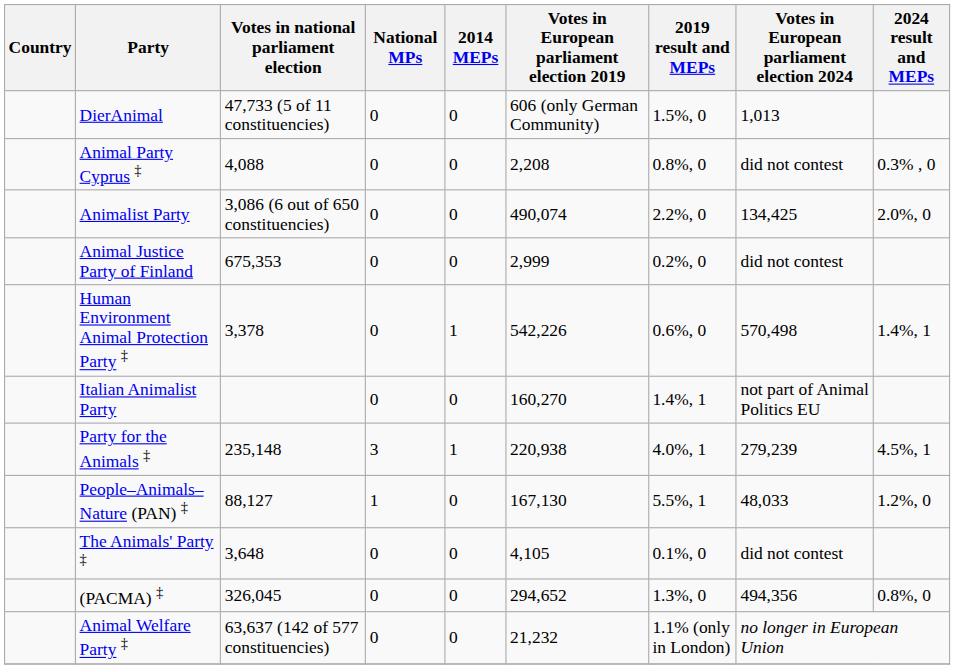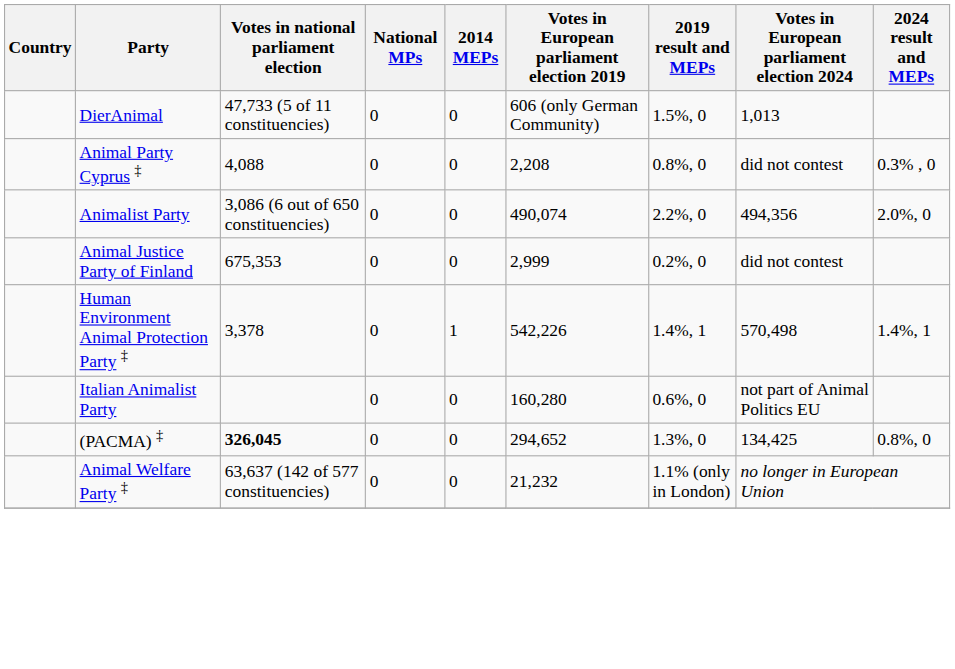(769, 213) 134,425 -> (769, 213) 494,356
(679, 330) 0.6%, 0 -> (679, 330) 1.4%, 1
(538, 399) 160,270 -> (538, 399) 160,280
(679, 399) 1.4%, 1 -> (679, 399) 0.6%, 0
- row: (123, 449)
- row: (142, 501)
- row: (147, 549)
(253, 595) normal -> (253, 439) bold
(769, 595) 494,356 -> (769, 439) 134,425
